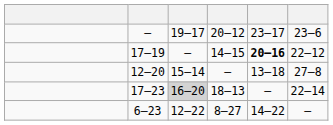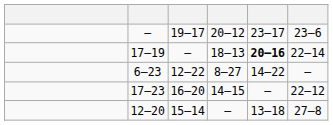(228, 52) 14–15 -> (228, 52) 18–13
(308, 52) 22–12 -> (308, 52) 22–14
rows swapped: (148, 72) <-> (148, 110)
(188, 91) lightgrey background -> (188, 91) no background
(228, 91) 18–13 -> (228, 91) 14–15
(308, 91) 22–14 -> (308, 91) 22–12
